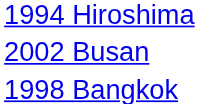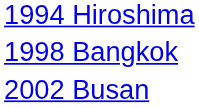rows swapped: (91, 89) <-> (77, 52)
